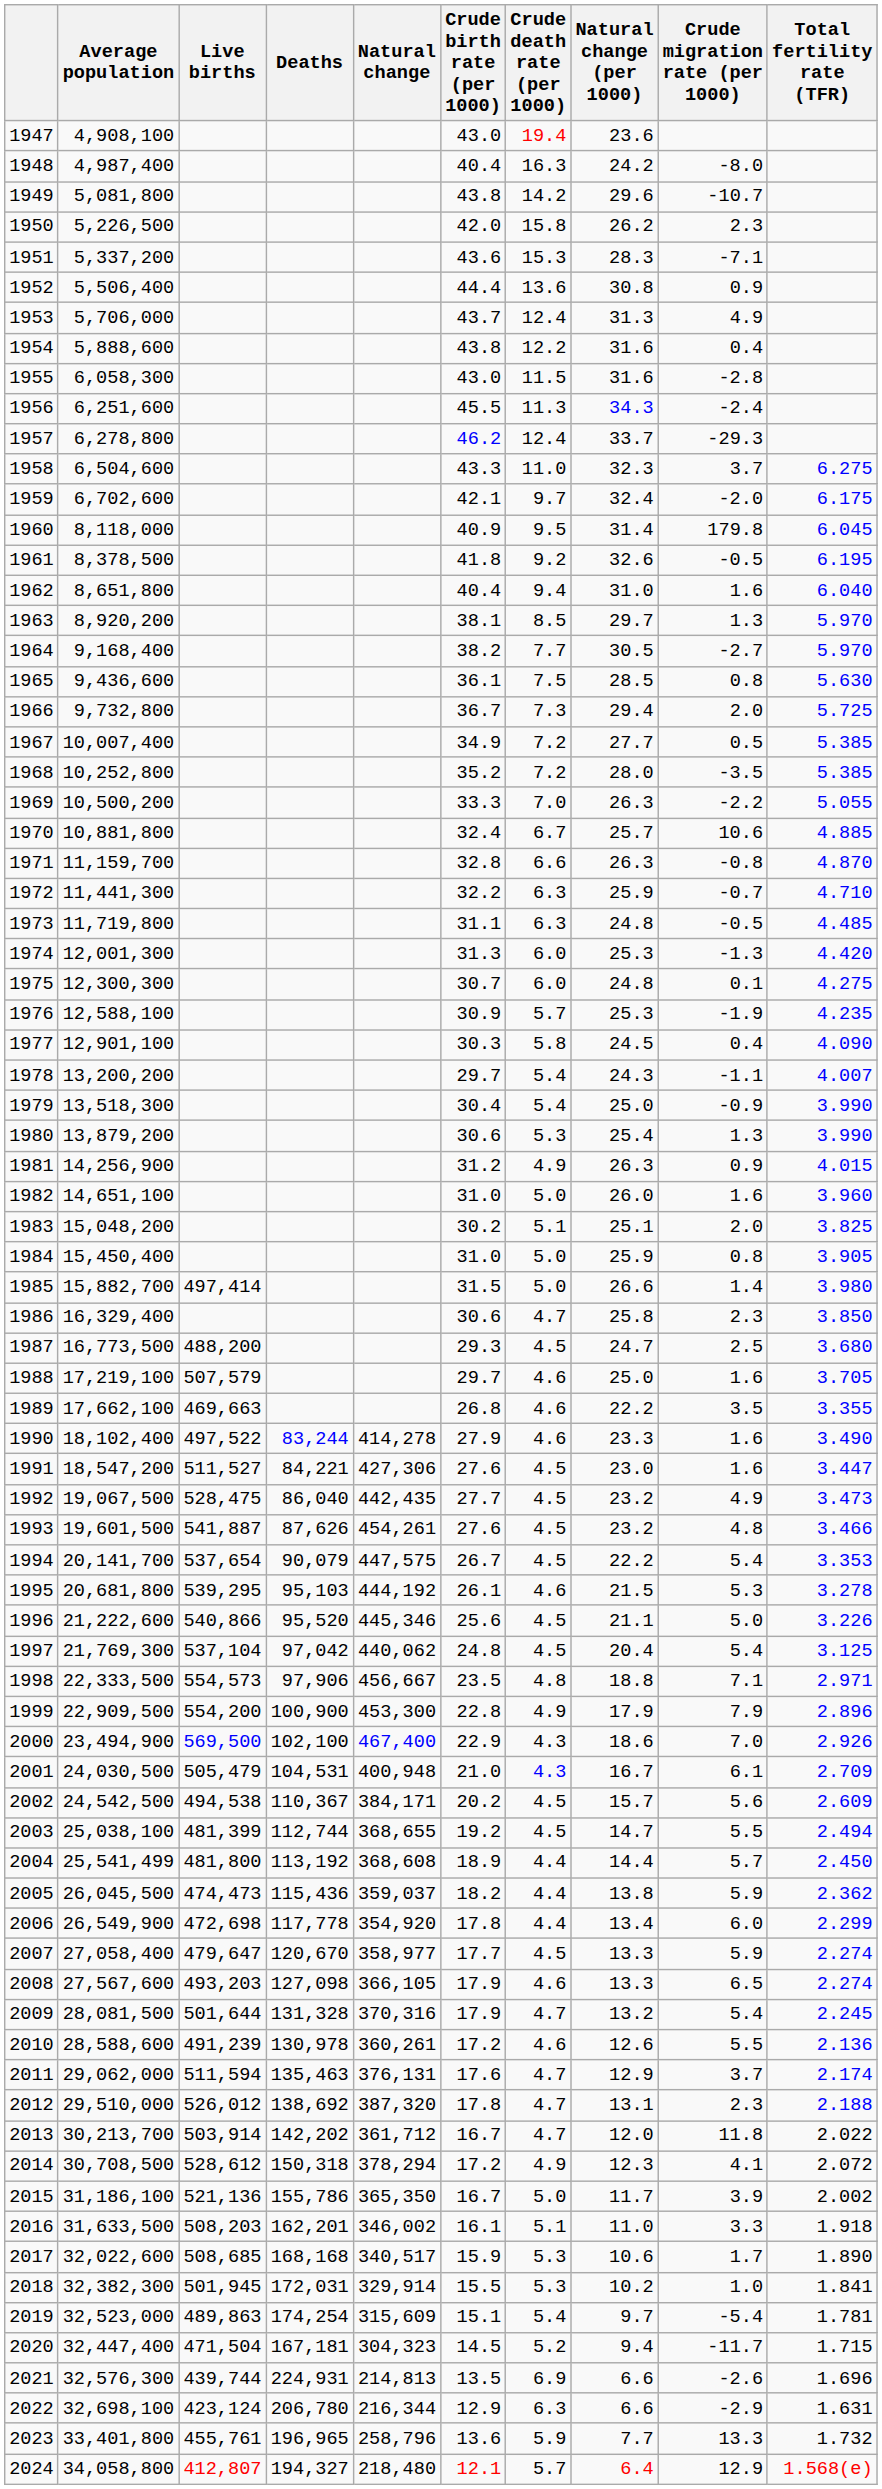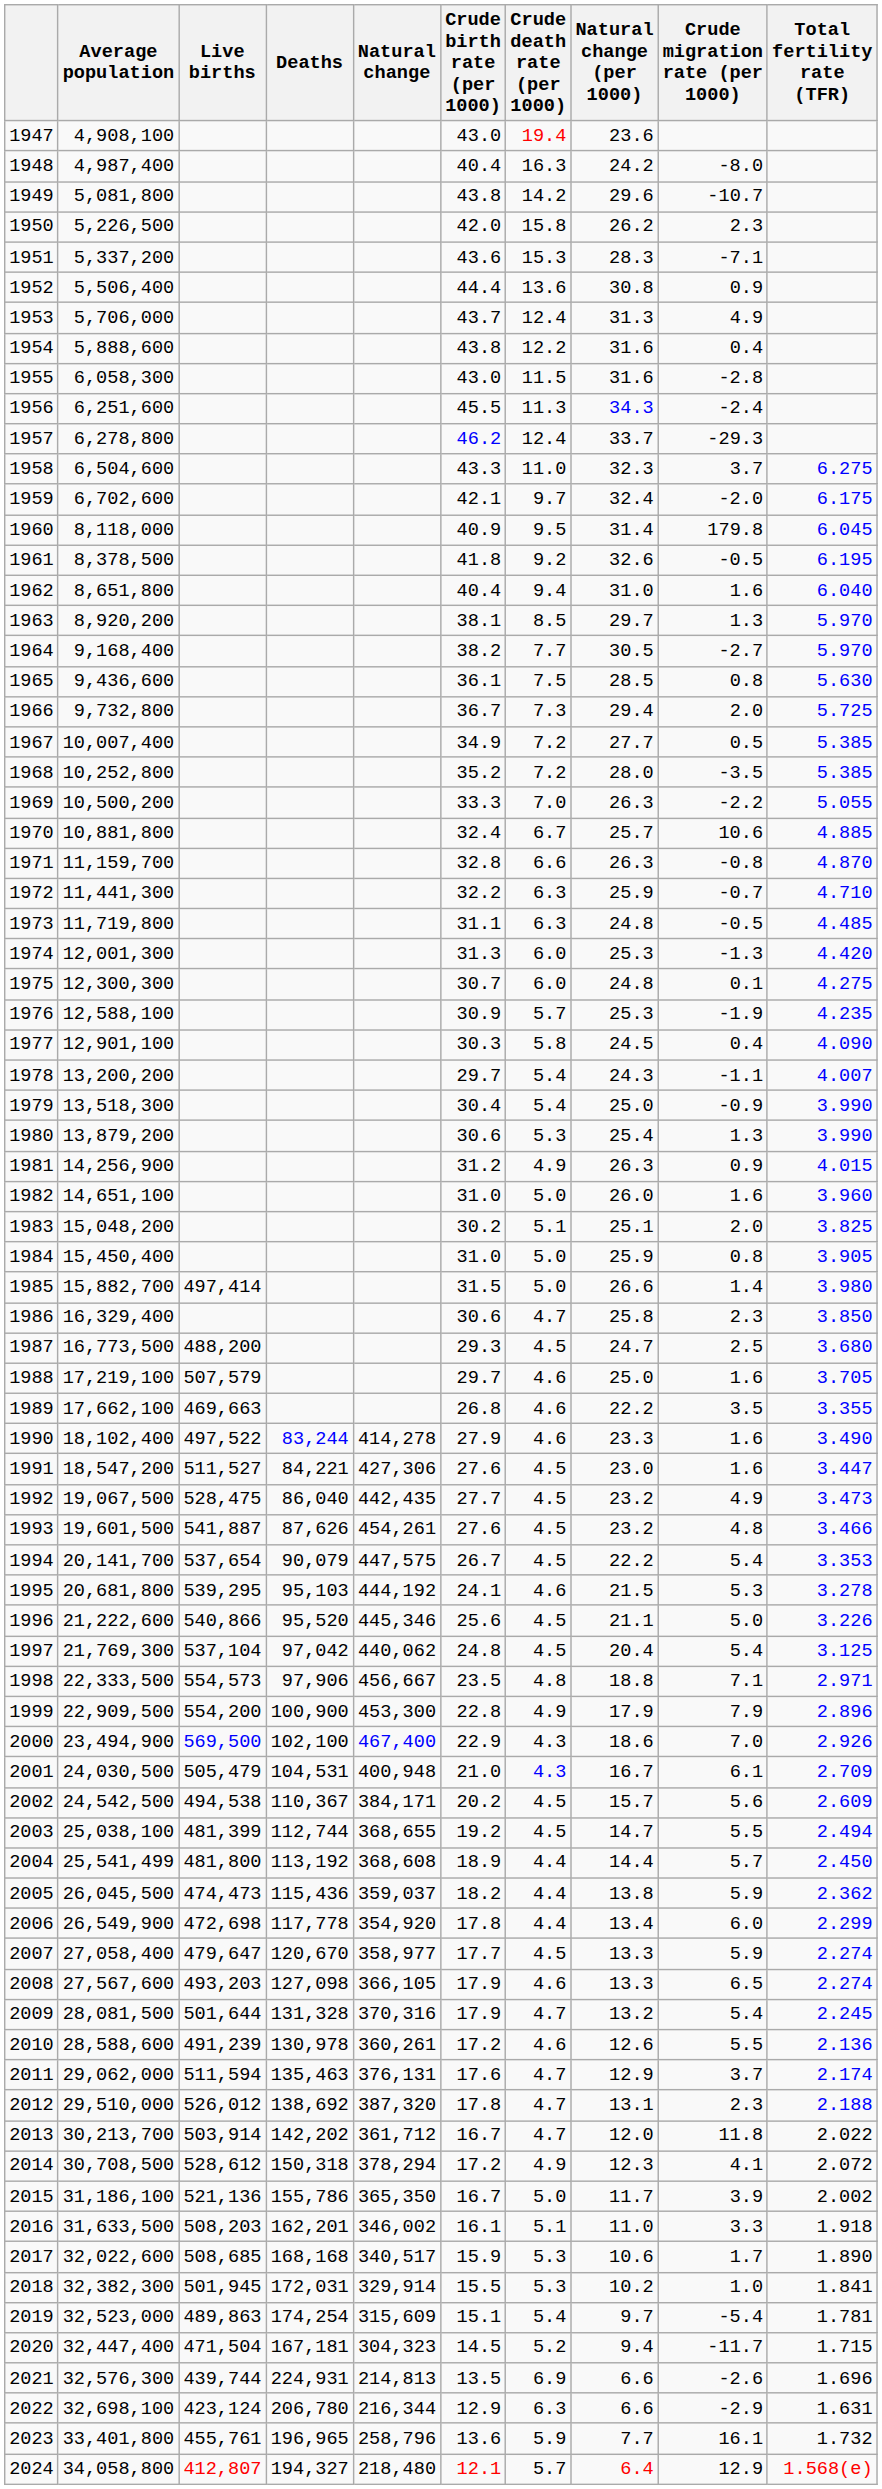(479, 1590) 26.1 -> (479, 1590) 24.1
(741, 2439) 13.3 -> (741, 2439) 16.1
